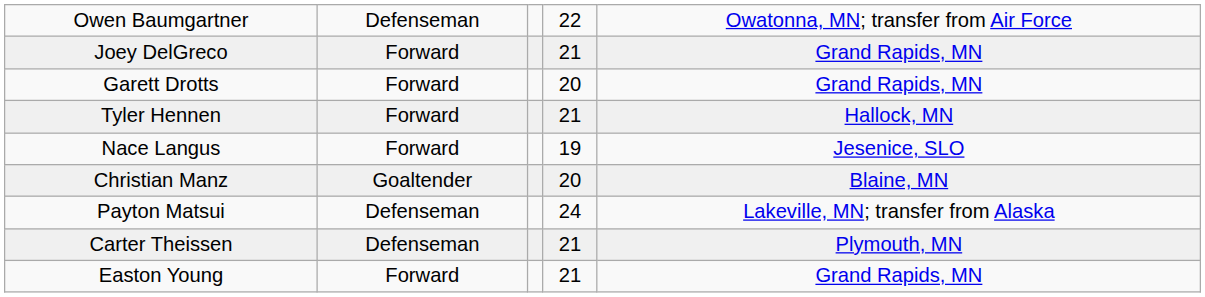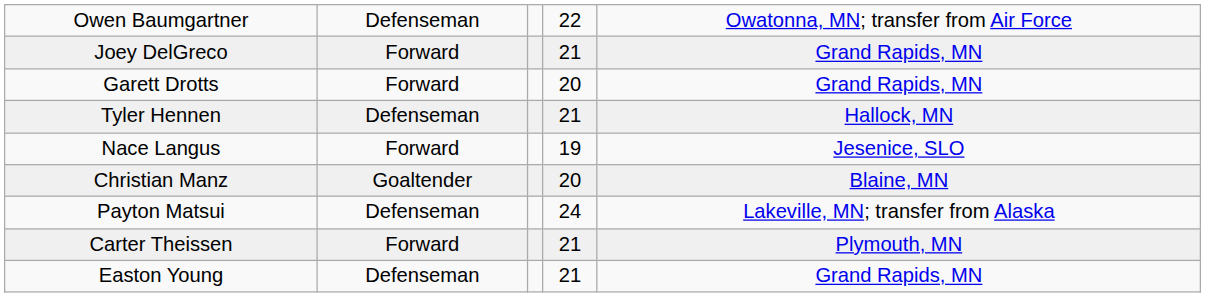(422, 116) Forward -> (422, 116) Defenseman
(422, 244) Defenseman -> (422, 244) Forward
(422, 276) Forward -> (422, 276) Defenseman
